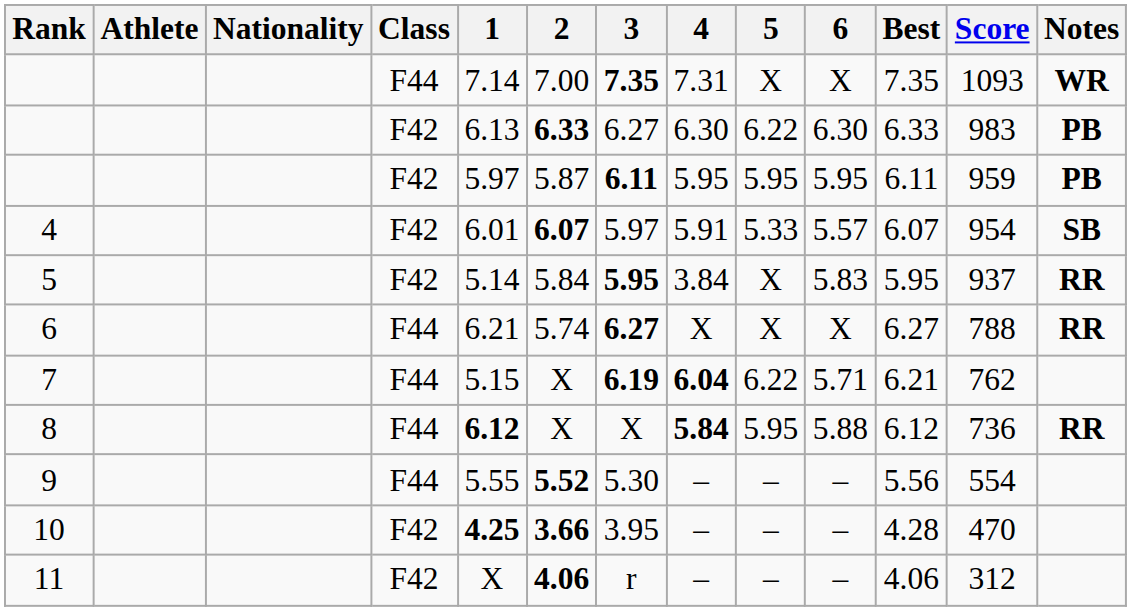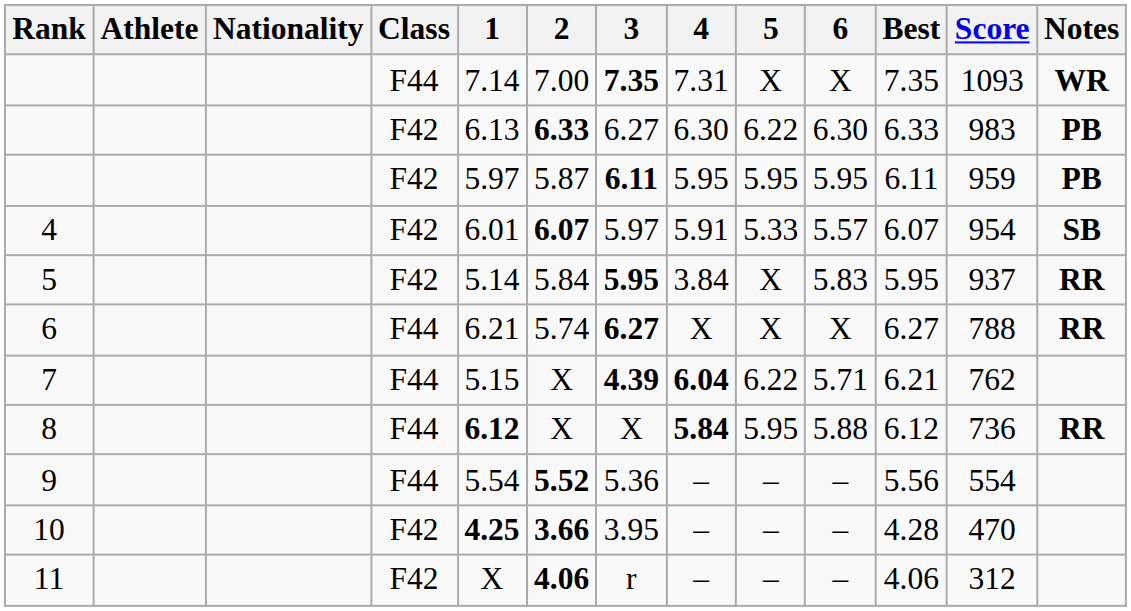(631, 379) 6.19 -> (631, 379) 4.39
(492, 479) 5.55 -> (492, 479) 5.54
(631, 479) 5.30 -> (631, 479) 5.36
